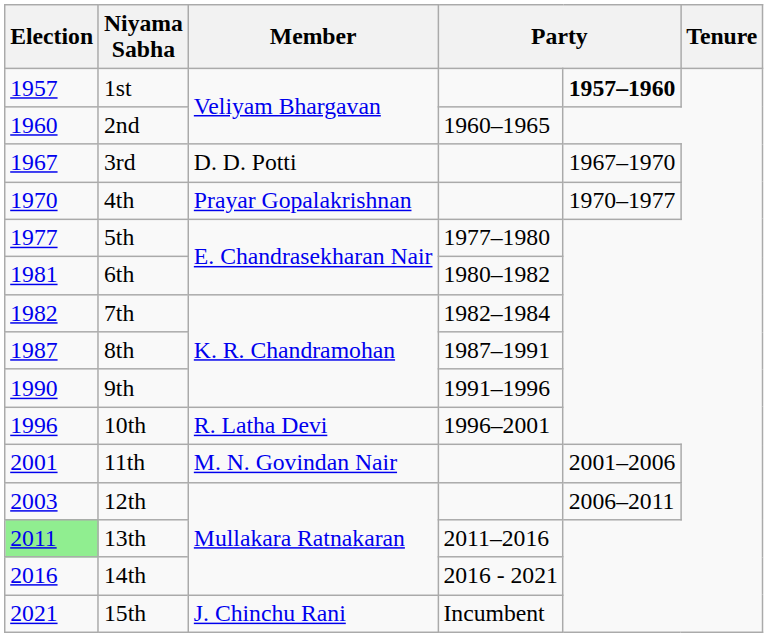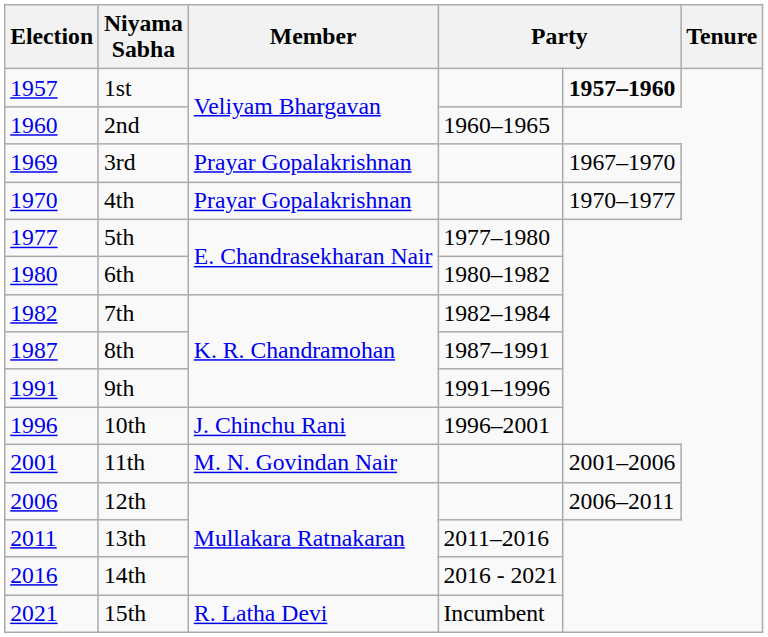(34, 162) 1967 -> (34, 162) 1969
(245, 162) D. D. Potti -> (303, 162) Prayar Gopalakrishnan
(34, 275) 1981 -> (34, 275) 1980
(34, 387) 1990 -> (34, 387) 1991
(261, 425) R. Latha Devi -> (270, 425) J. Chinchu Rani
(34, 500) 2003 -> (34, 500) 2006
(33, 538) lightgreen background -> (33, 538) no background
(270, 613) J. Chinchu Rani -> (261, 613) R. Latha Devi
